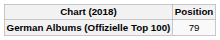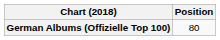(194, 27) 79 -> (194, 27) 80
